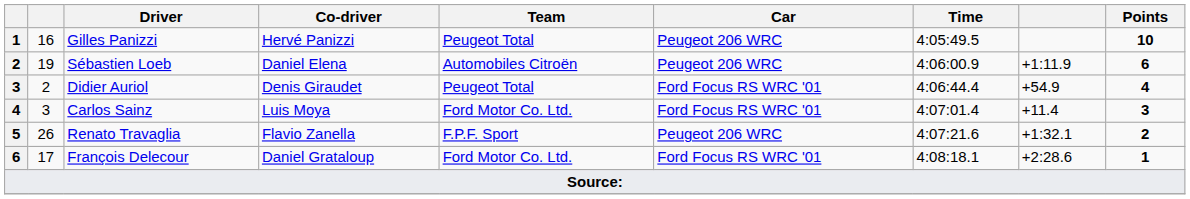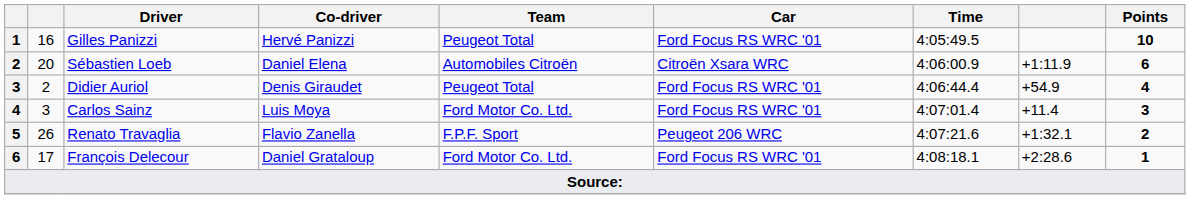(720, 40) Peugeot 206 WRC -> (739, 40) Ford Focus RS WRC '01
(46, 63) 19 -> (46, 63) 20
(720, 63) Peugeot 206 WRC -> (723, 63) Citroën Xsara WRC
